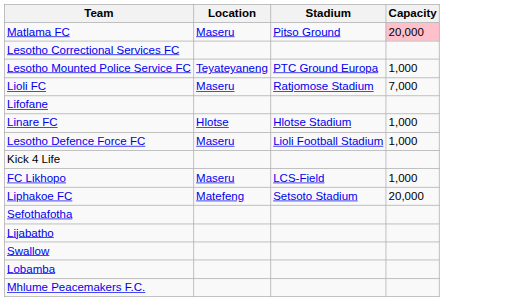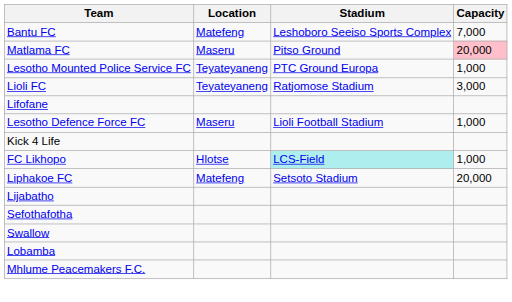+ row: (31, 31)
- row: (93, 50)
(215, 86) Maseru -> (232, 86) Teyateyaneng
(403, 86) 7,000 -> (471, 86) 3,000
- row: (32, 123)
(215, 178) Maseru -> (212, 159) Hlotse
(299, 178) no background -> (299, 159) paleturquoise background
rows swapped: (40, 214) <-> (30, 232)
